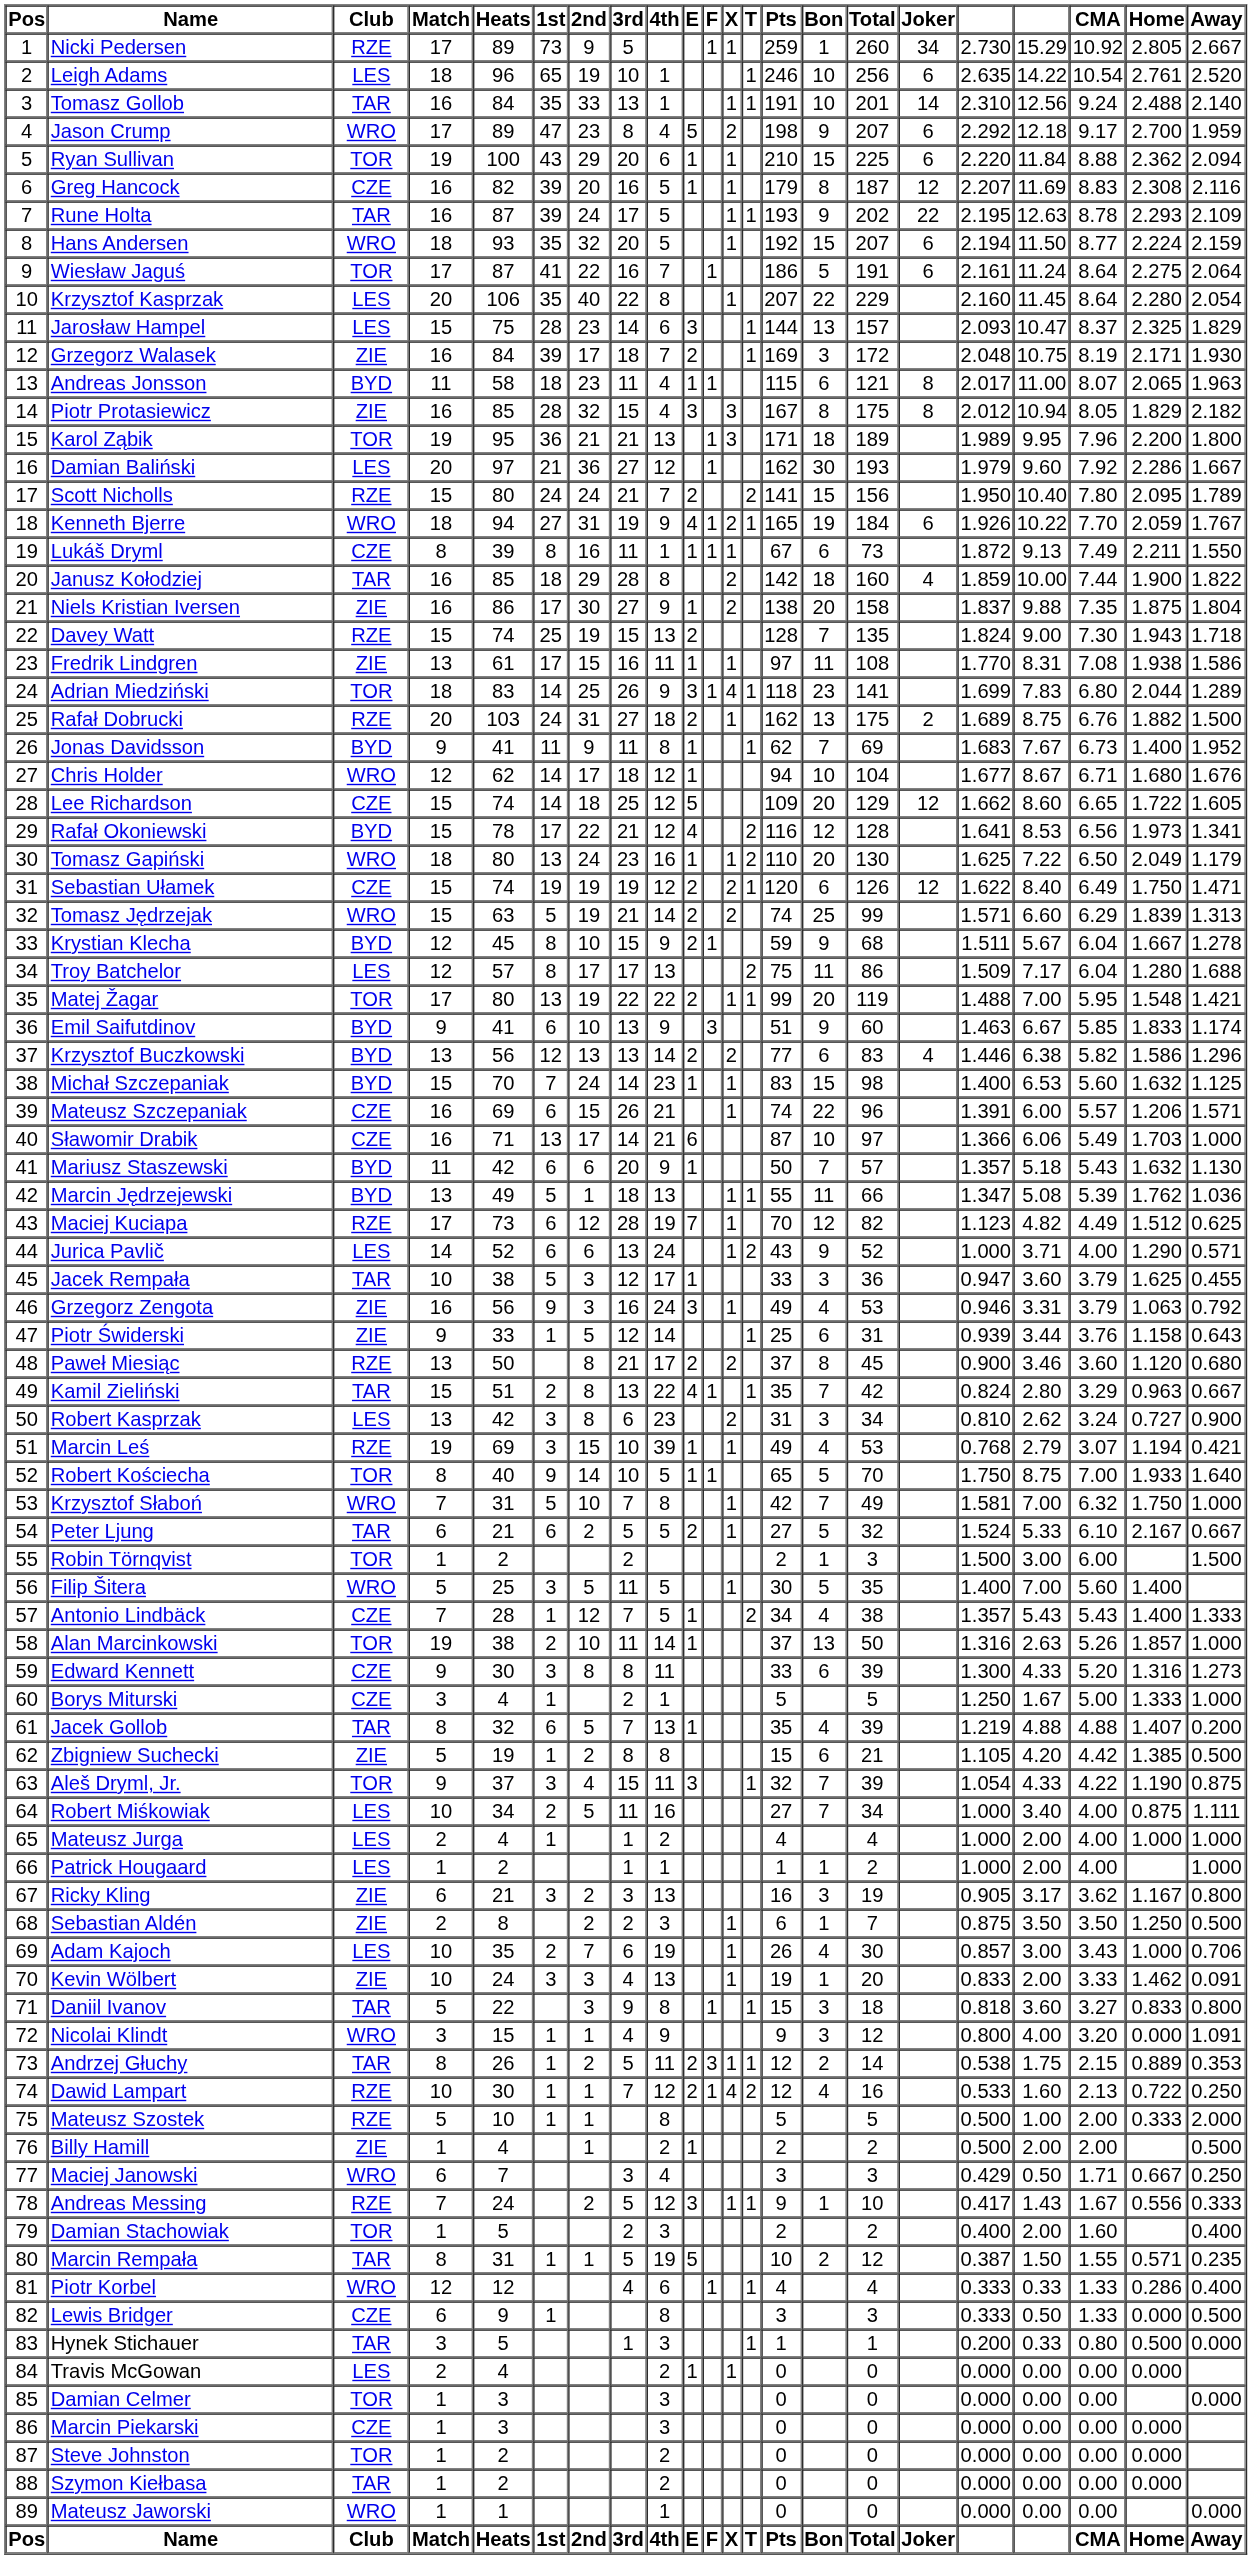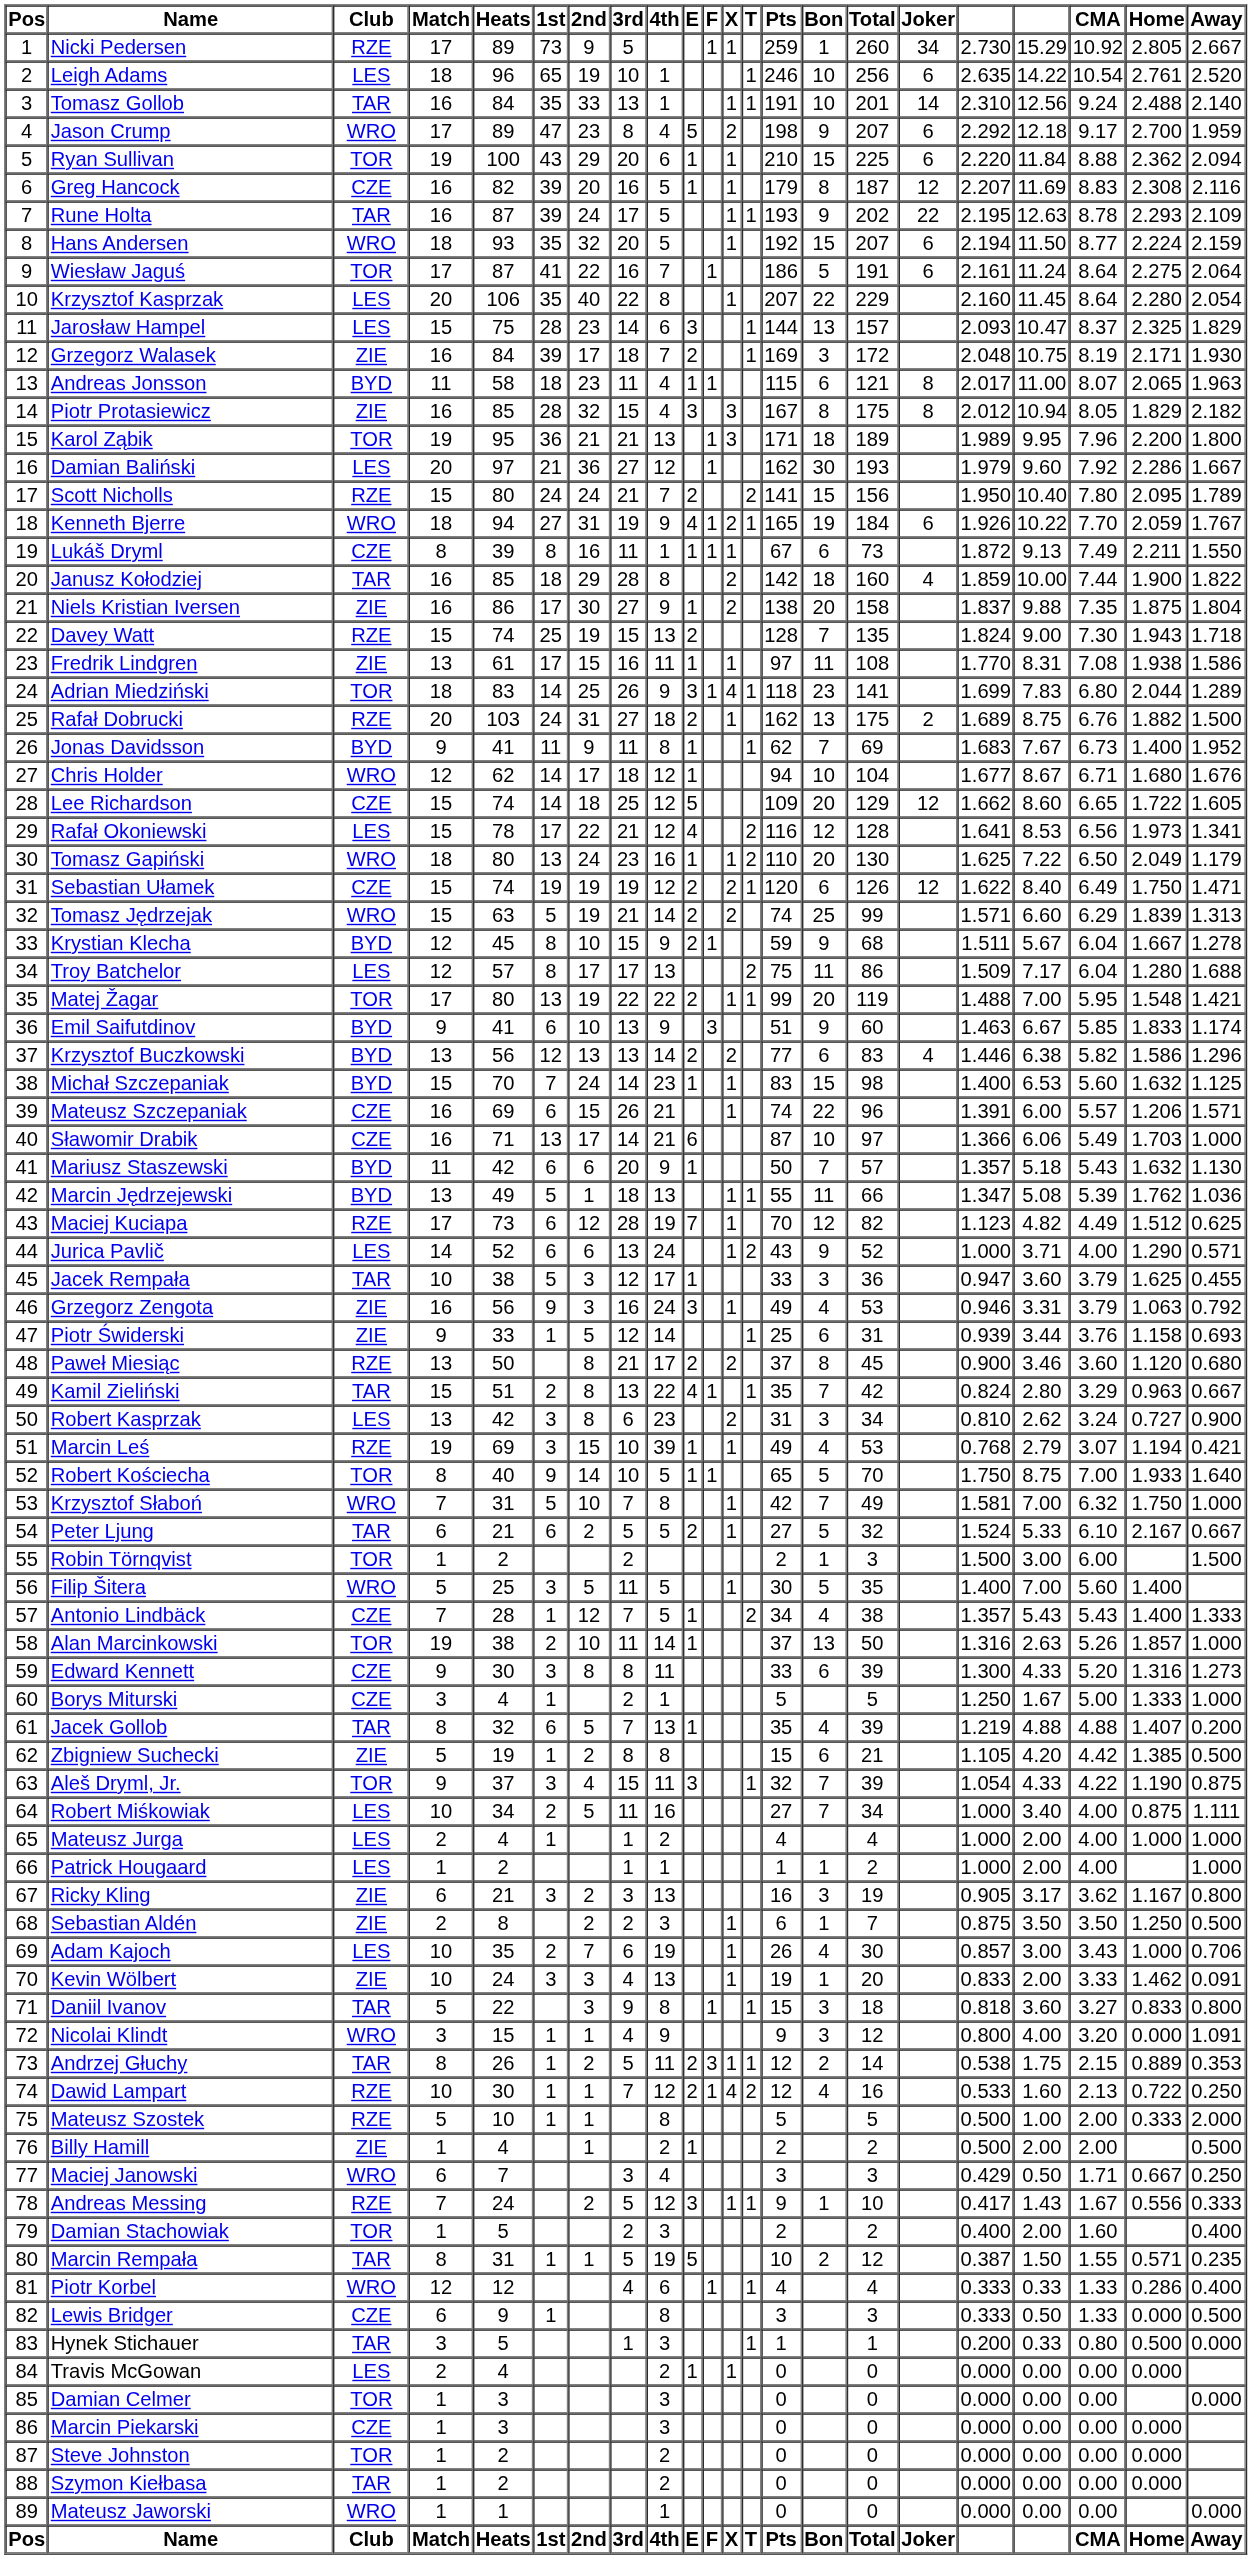(371, 831) BYD -> (371, 831) LES
(1216, 1335) 0.643 -> (1216, 1335) 0.693
